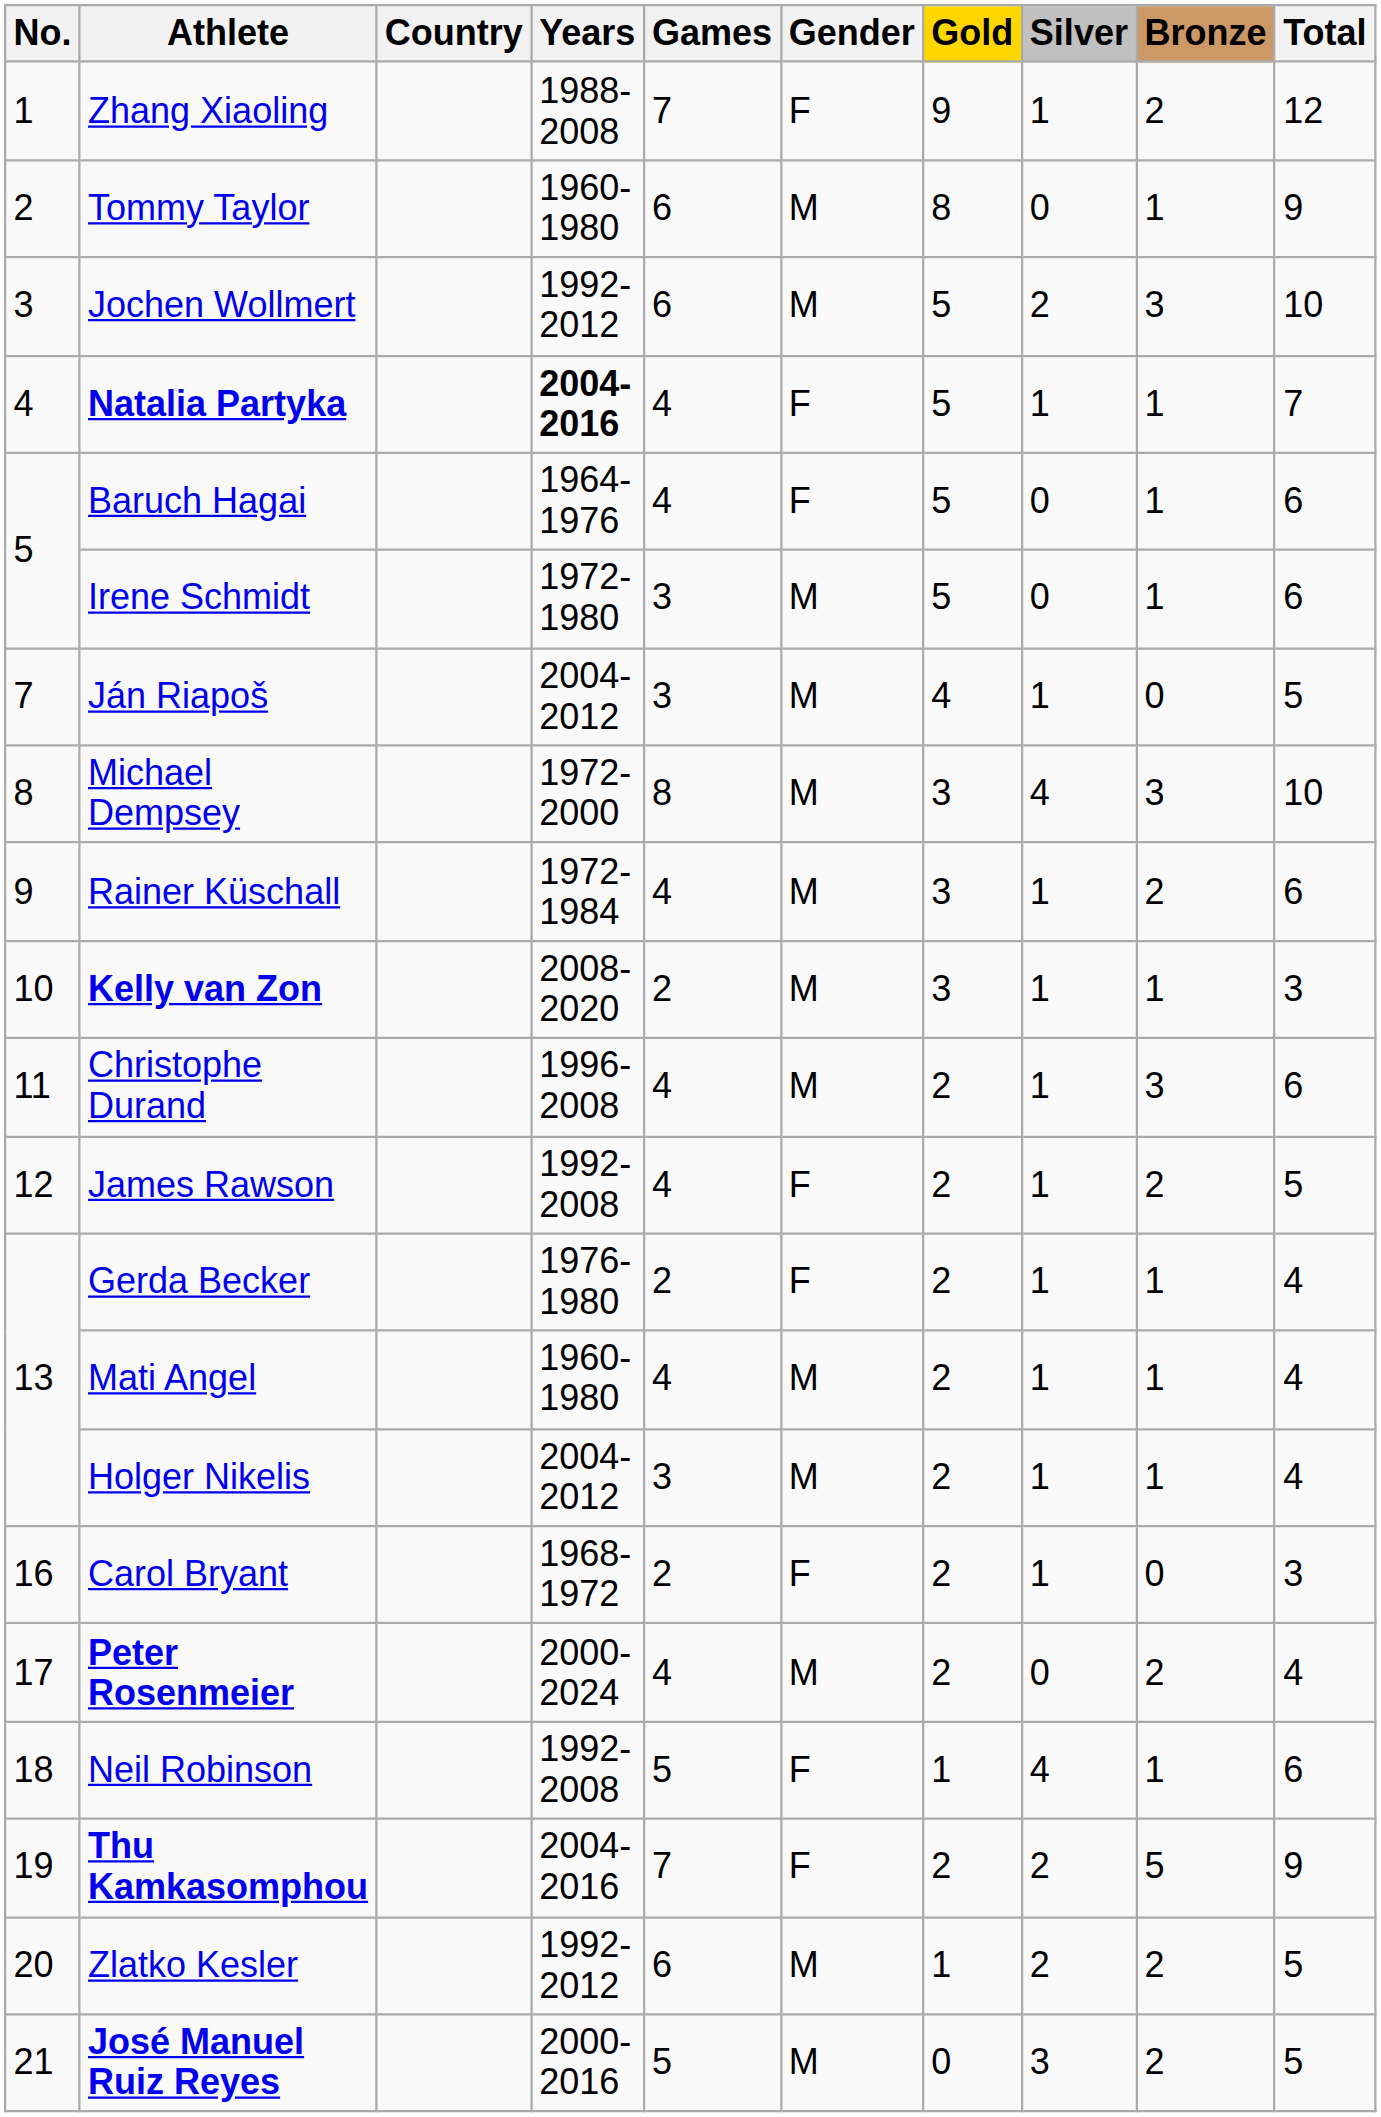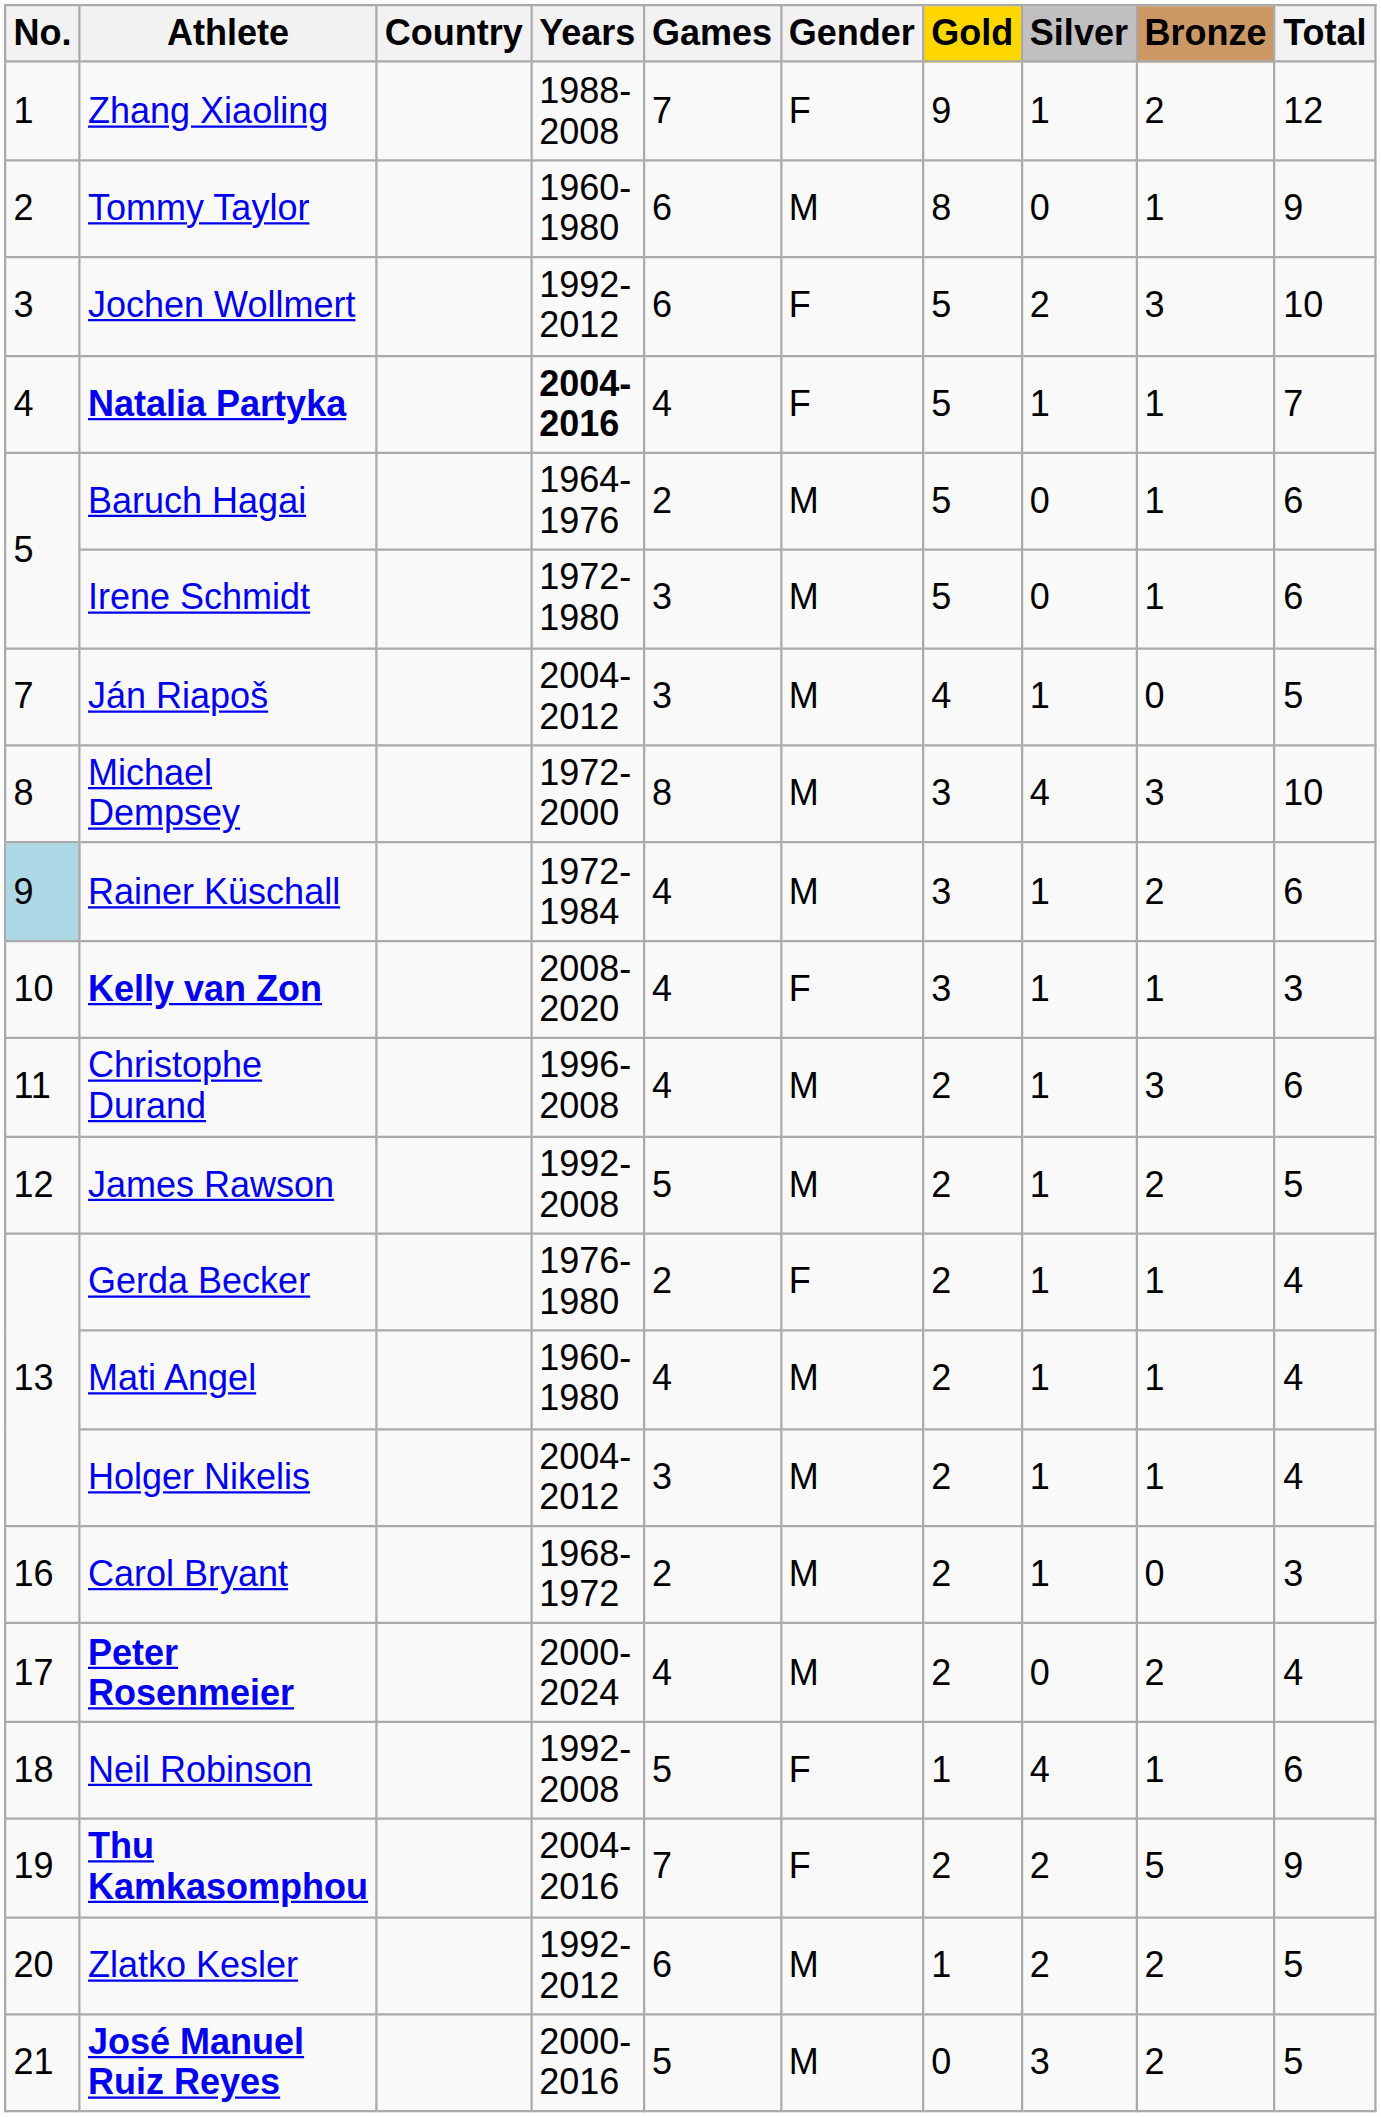(804, 305) M -> (800, 305) F
(662, 500) 4 -> (662, 500) 2
(800, 500) F -> (804, 500) M
(23, 891) no background -> (23, 891) lightblue background
(662, 988) 2 -> (662, 988) 4
(804, 988) M -> (800, 988) F
(662, 1183) 4 -> (662, 1183) 5
(800, 1183) F -> (804, 1183) M
(800, 1574) F -> (804, 1574) M
